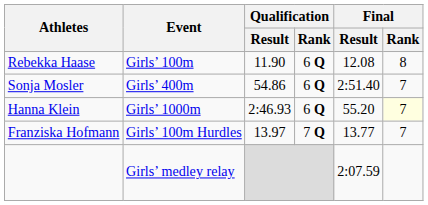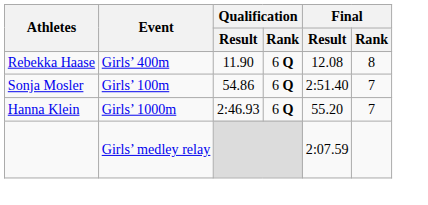(160, 63) Girls’ 100m -> (135, 63) Girls’ 400m
(160, 86) Girls’ 400m -> (135, 86) Girls’ 100m
(403, 109) lightyellow background -> (372, 109) no background
- row: (64, 132)
